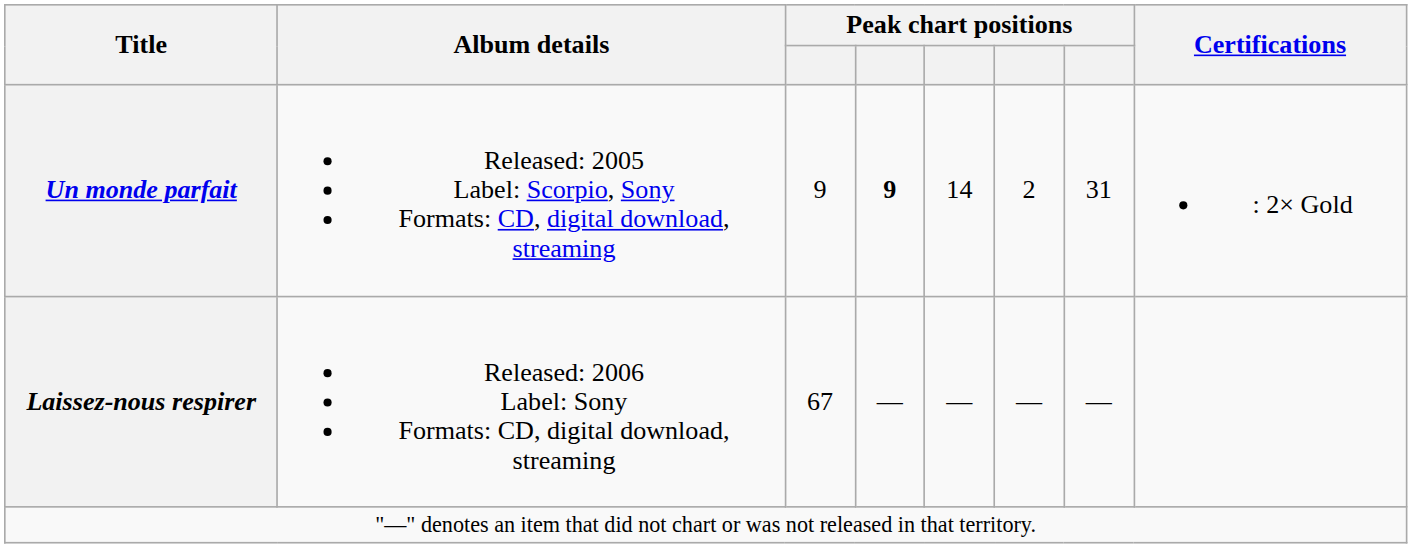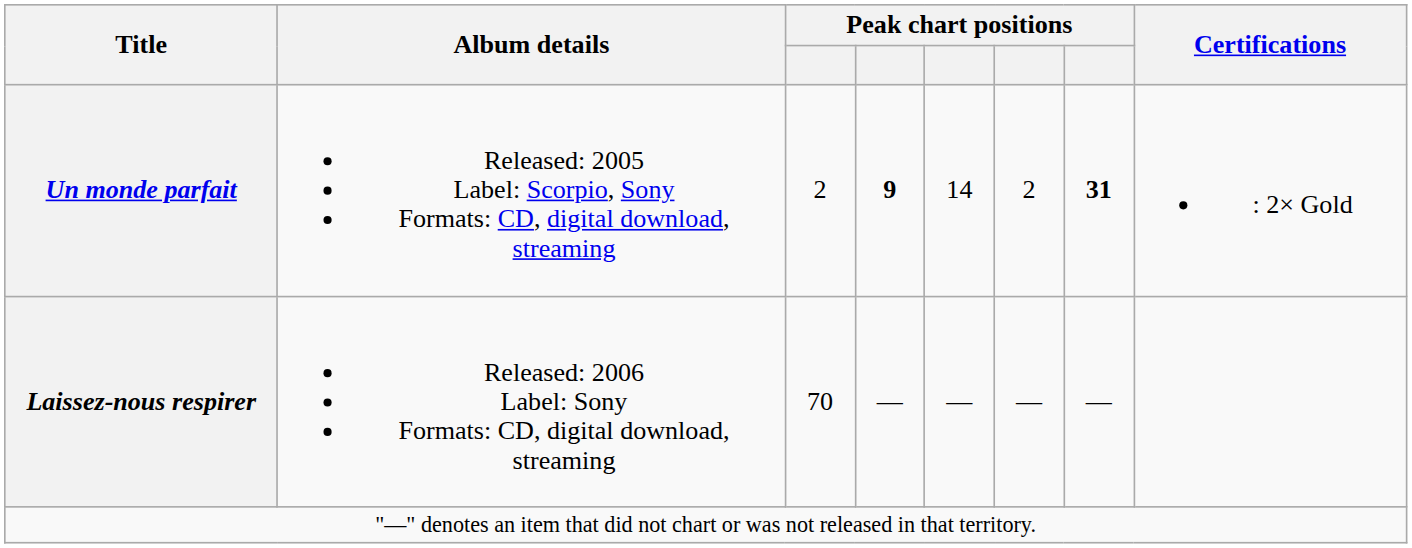(820, 190) 9 -> (820, 190) 2
(1099, 190) normal -> (1099, 190) bold
(820, 400) 67 -> (820, 400) 70
